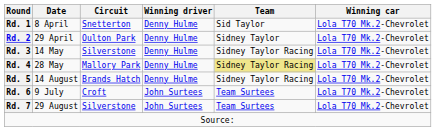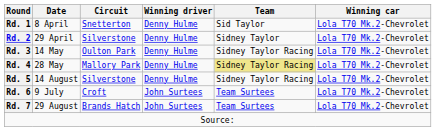(109, 38) Oulton Park -> (109, 38) Silverstone
(109, 52) Silverstone -> (109, 52) Oulton Park
(111, 79) Brands Hatch -> (109, 79) Silverstone
(109, 106) Silverstone -> (111, 106) Brands Hatch
